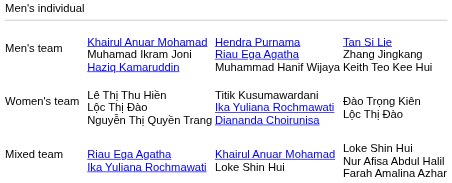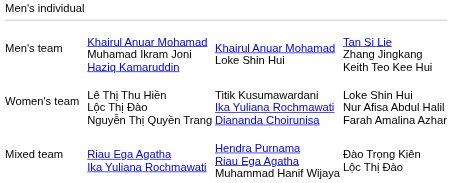(278, 54) Hendra Purnama Riau Ega Agatha Muhammad Hanif Wijaya -> (275, 54) Khairul Anuar Mohamad Loke Shin Hui
(382, 107) Đào Trọng Kiên Lộc Thị Đào -> (395, 107) Loke Shin Hui Nur Afisa Abdul Halil Farah Amalina Azhar
(275, 161) Khairul Anuar Mohamad Loke Shin Hui -> (278, 161) Hendra Purnama Riau Ega Agatha Muhammad Hanif Wijaya
(395, 161) Loke Shin Hui Nur Afisa Abdul Halil Farah Amalina Azhar -> (382, 161) Đào Trọng Kiên Lộc Thị Đào
